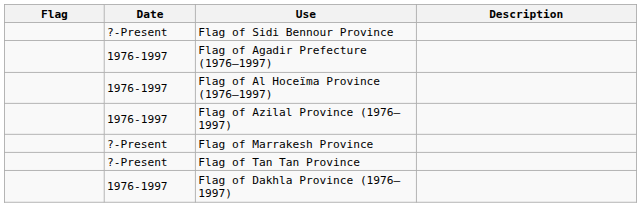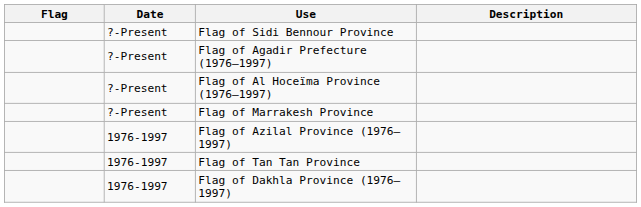(137, 56) 1976-1997 -> (137, 56) ?-Present
(137, 88) 1976-1997 -> (137, 88) ?-Present
rows swapped: (286, 143) <-> (299, 119)
(137, 162) ?-Present -> (137, 162) 1976-1997
